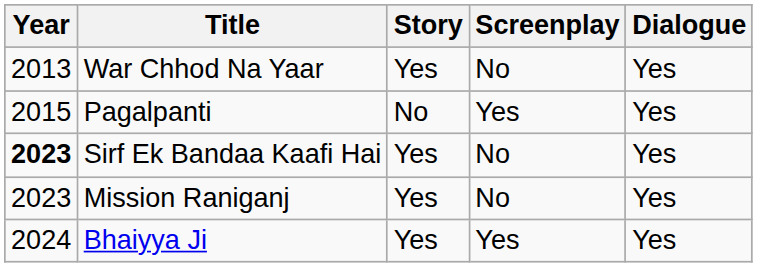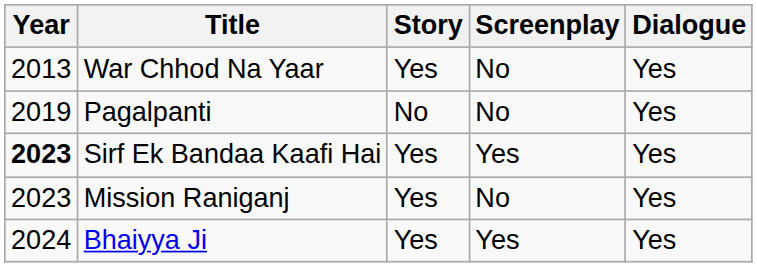(41, 111) 2015 -> (41, 111) 2019
(497, 111) Yes -> (493, 111) No
(493, 154) No -> (497, 154) Yes
